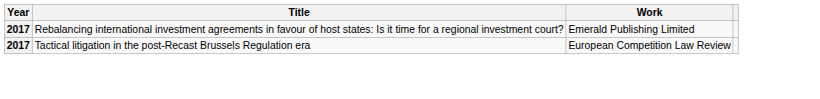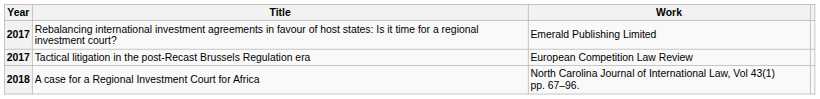+ row: (147, 79)
